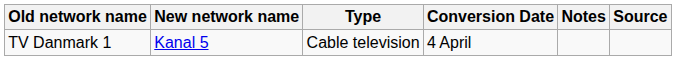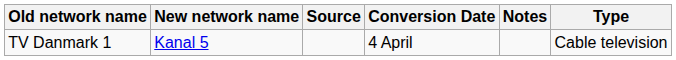columns swapped: (363, 17) <-> (640, 17)
